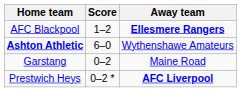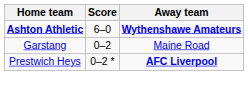- row: (45, 29)
(178, 45) normal -> (181, 29) bold
